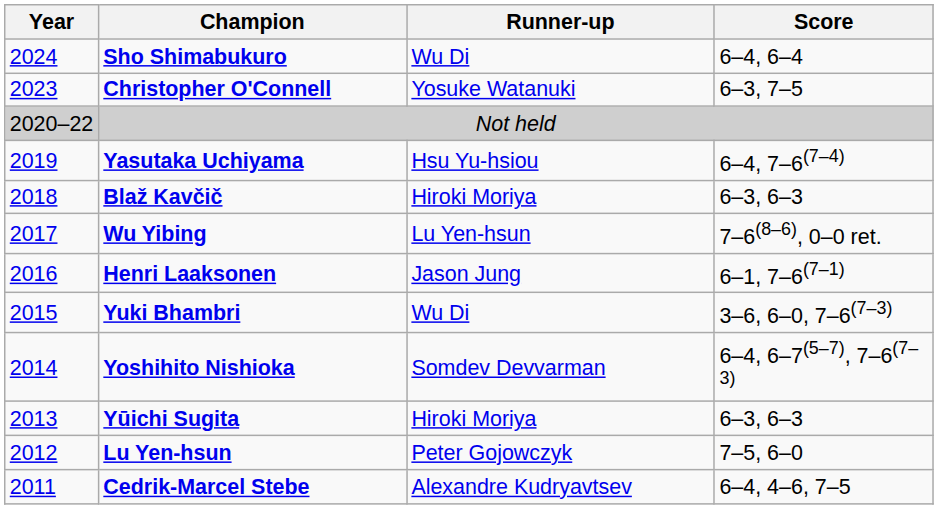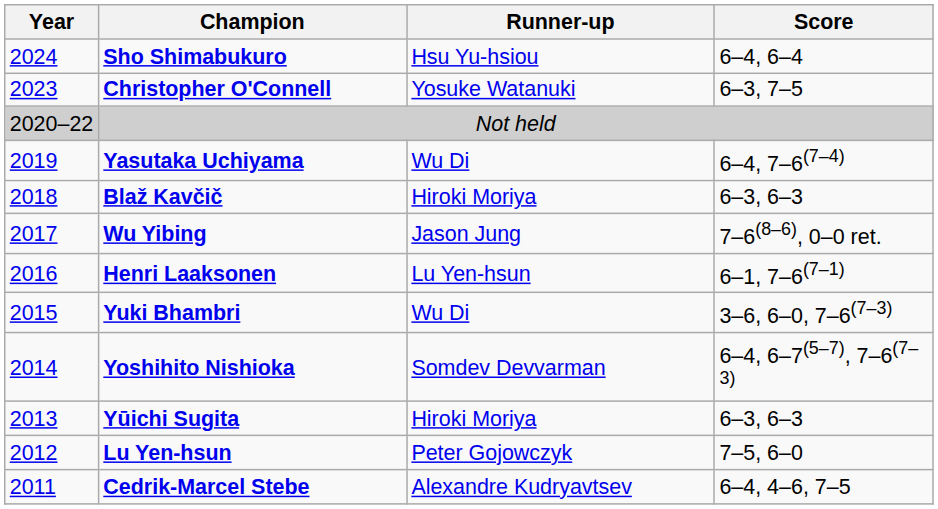(440, 56) Wu Di -> (475, 56) Hsu Yu-hsiou
(475, 160) Hsu Yu-hsiou -> (440, 160) Wu Di
(471, 234) Lu Yen-hsun -> (466, 234) Jason Jung
(466, 273) Jason Jung -> (471, 273) Lu Yen-hsun
